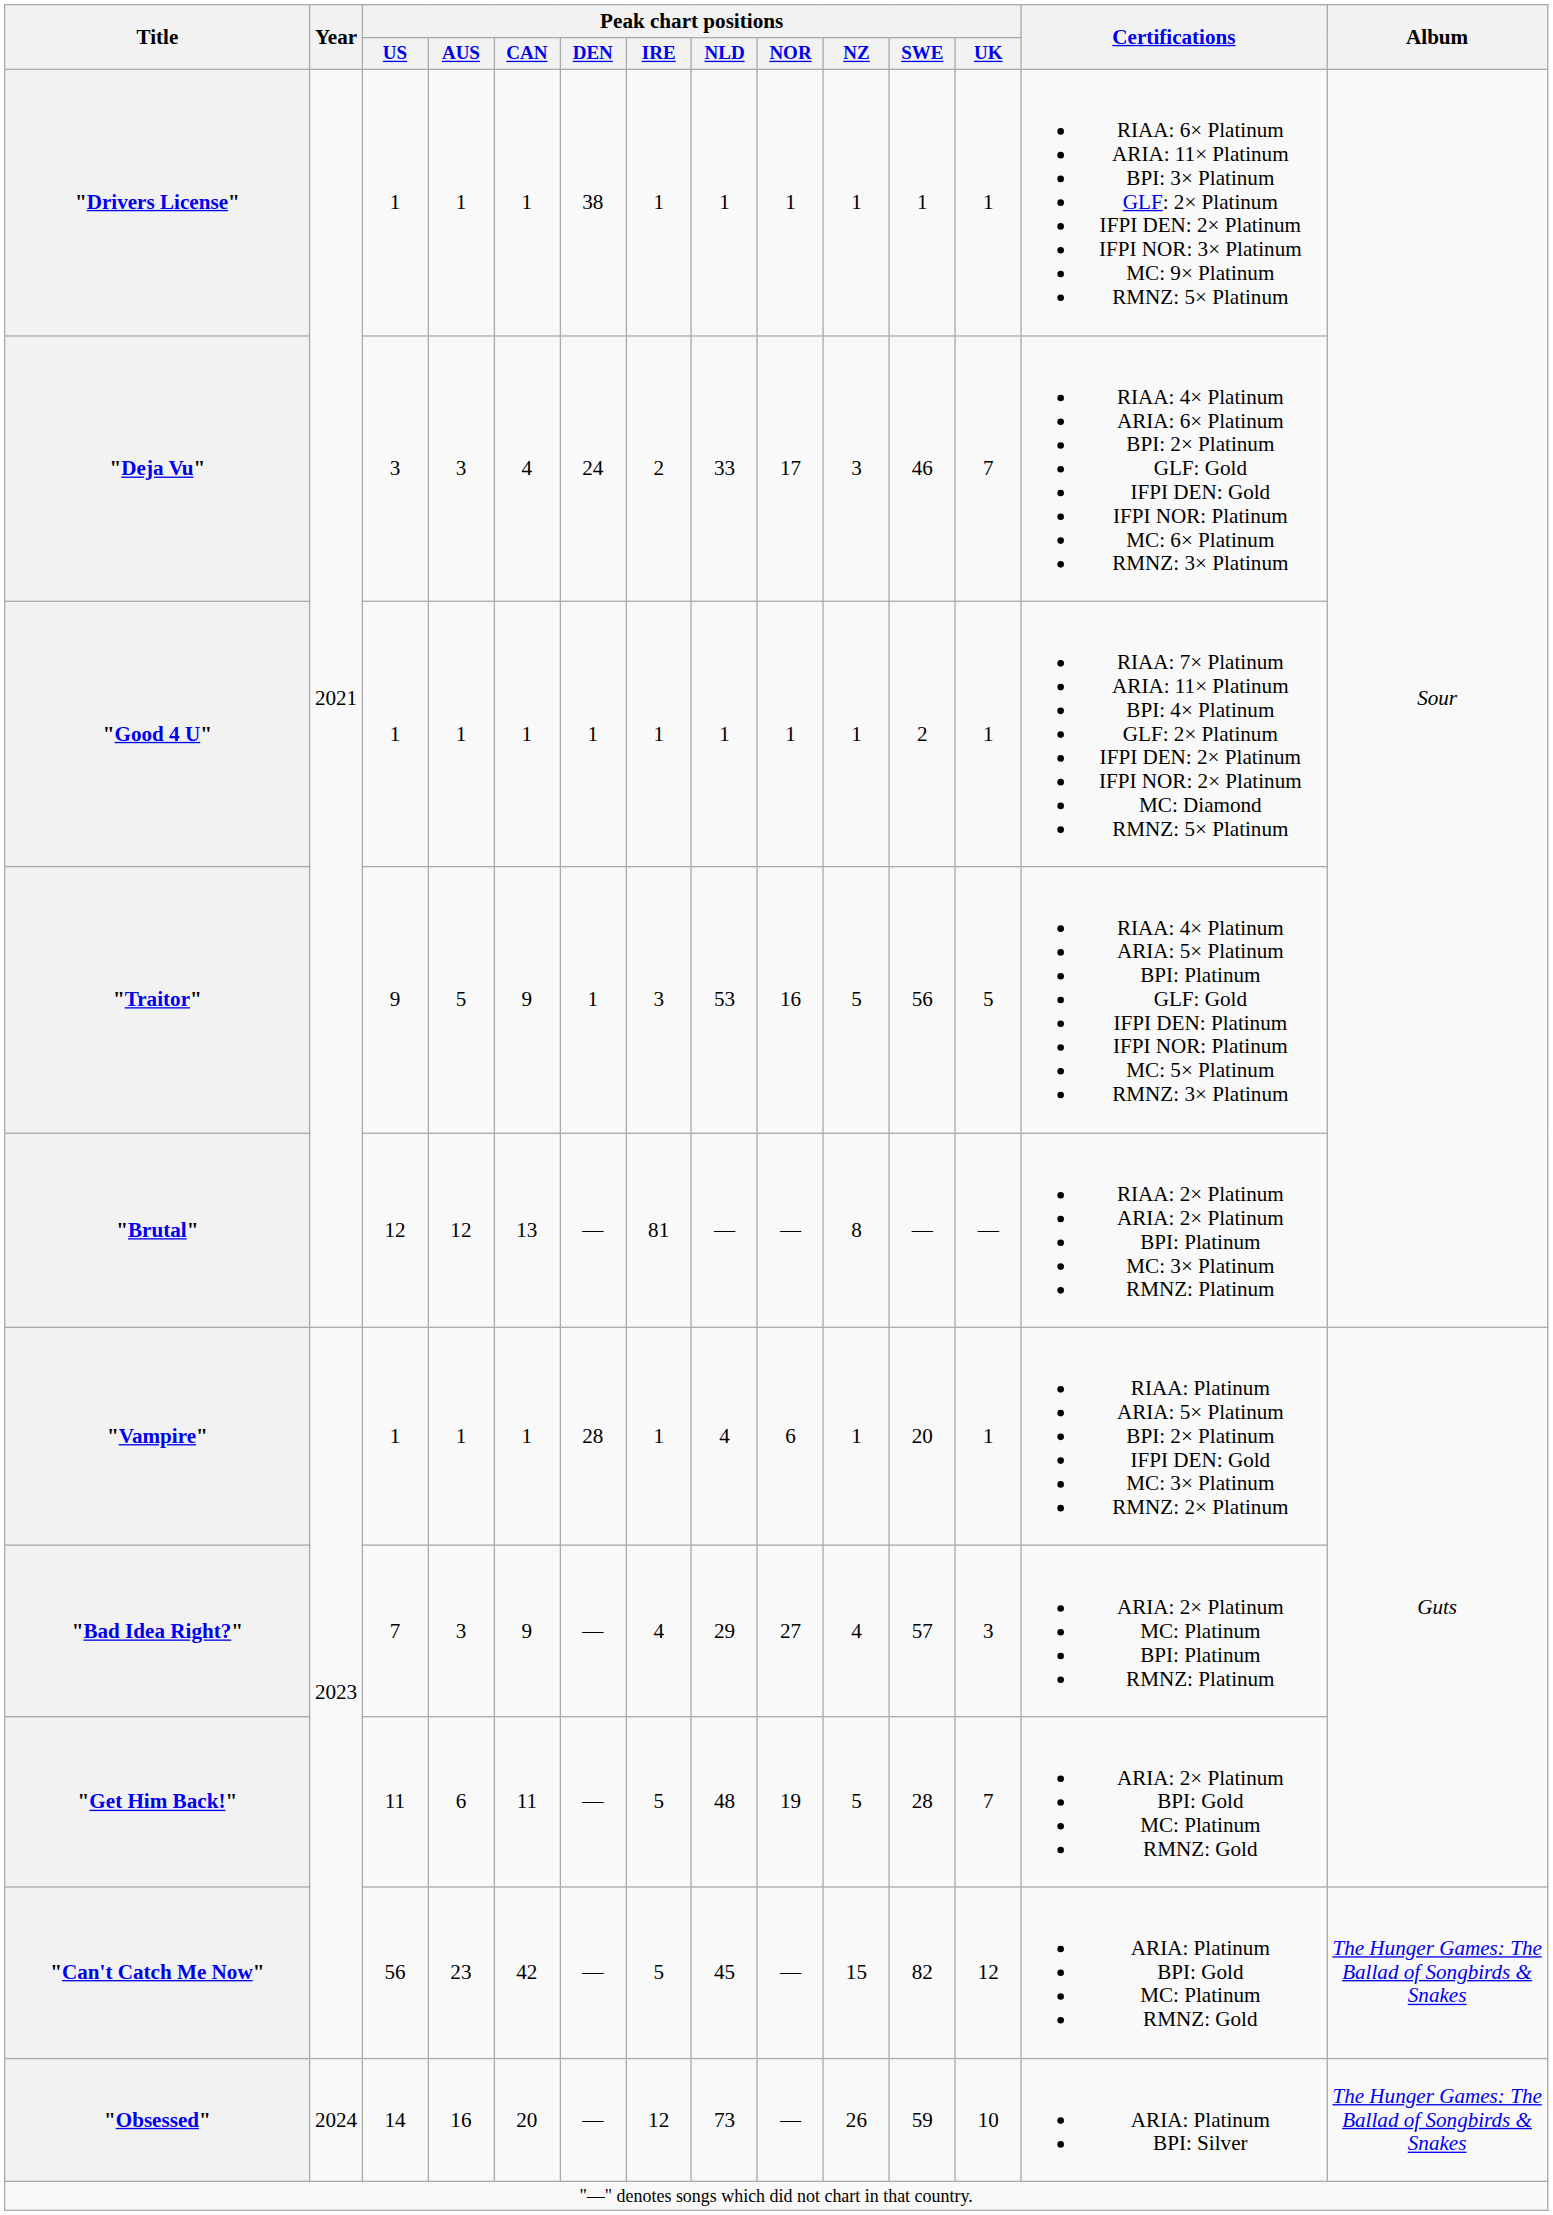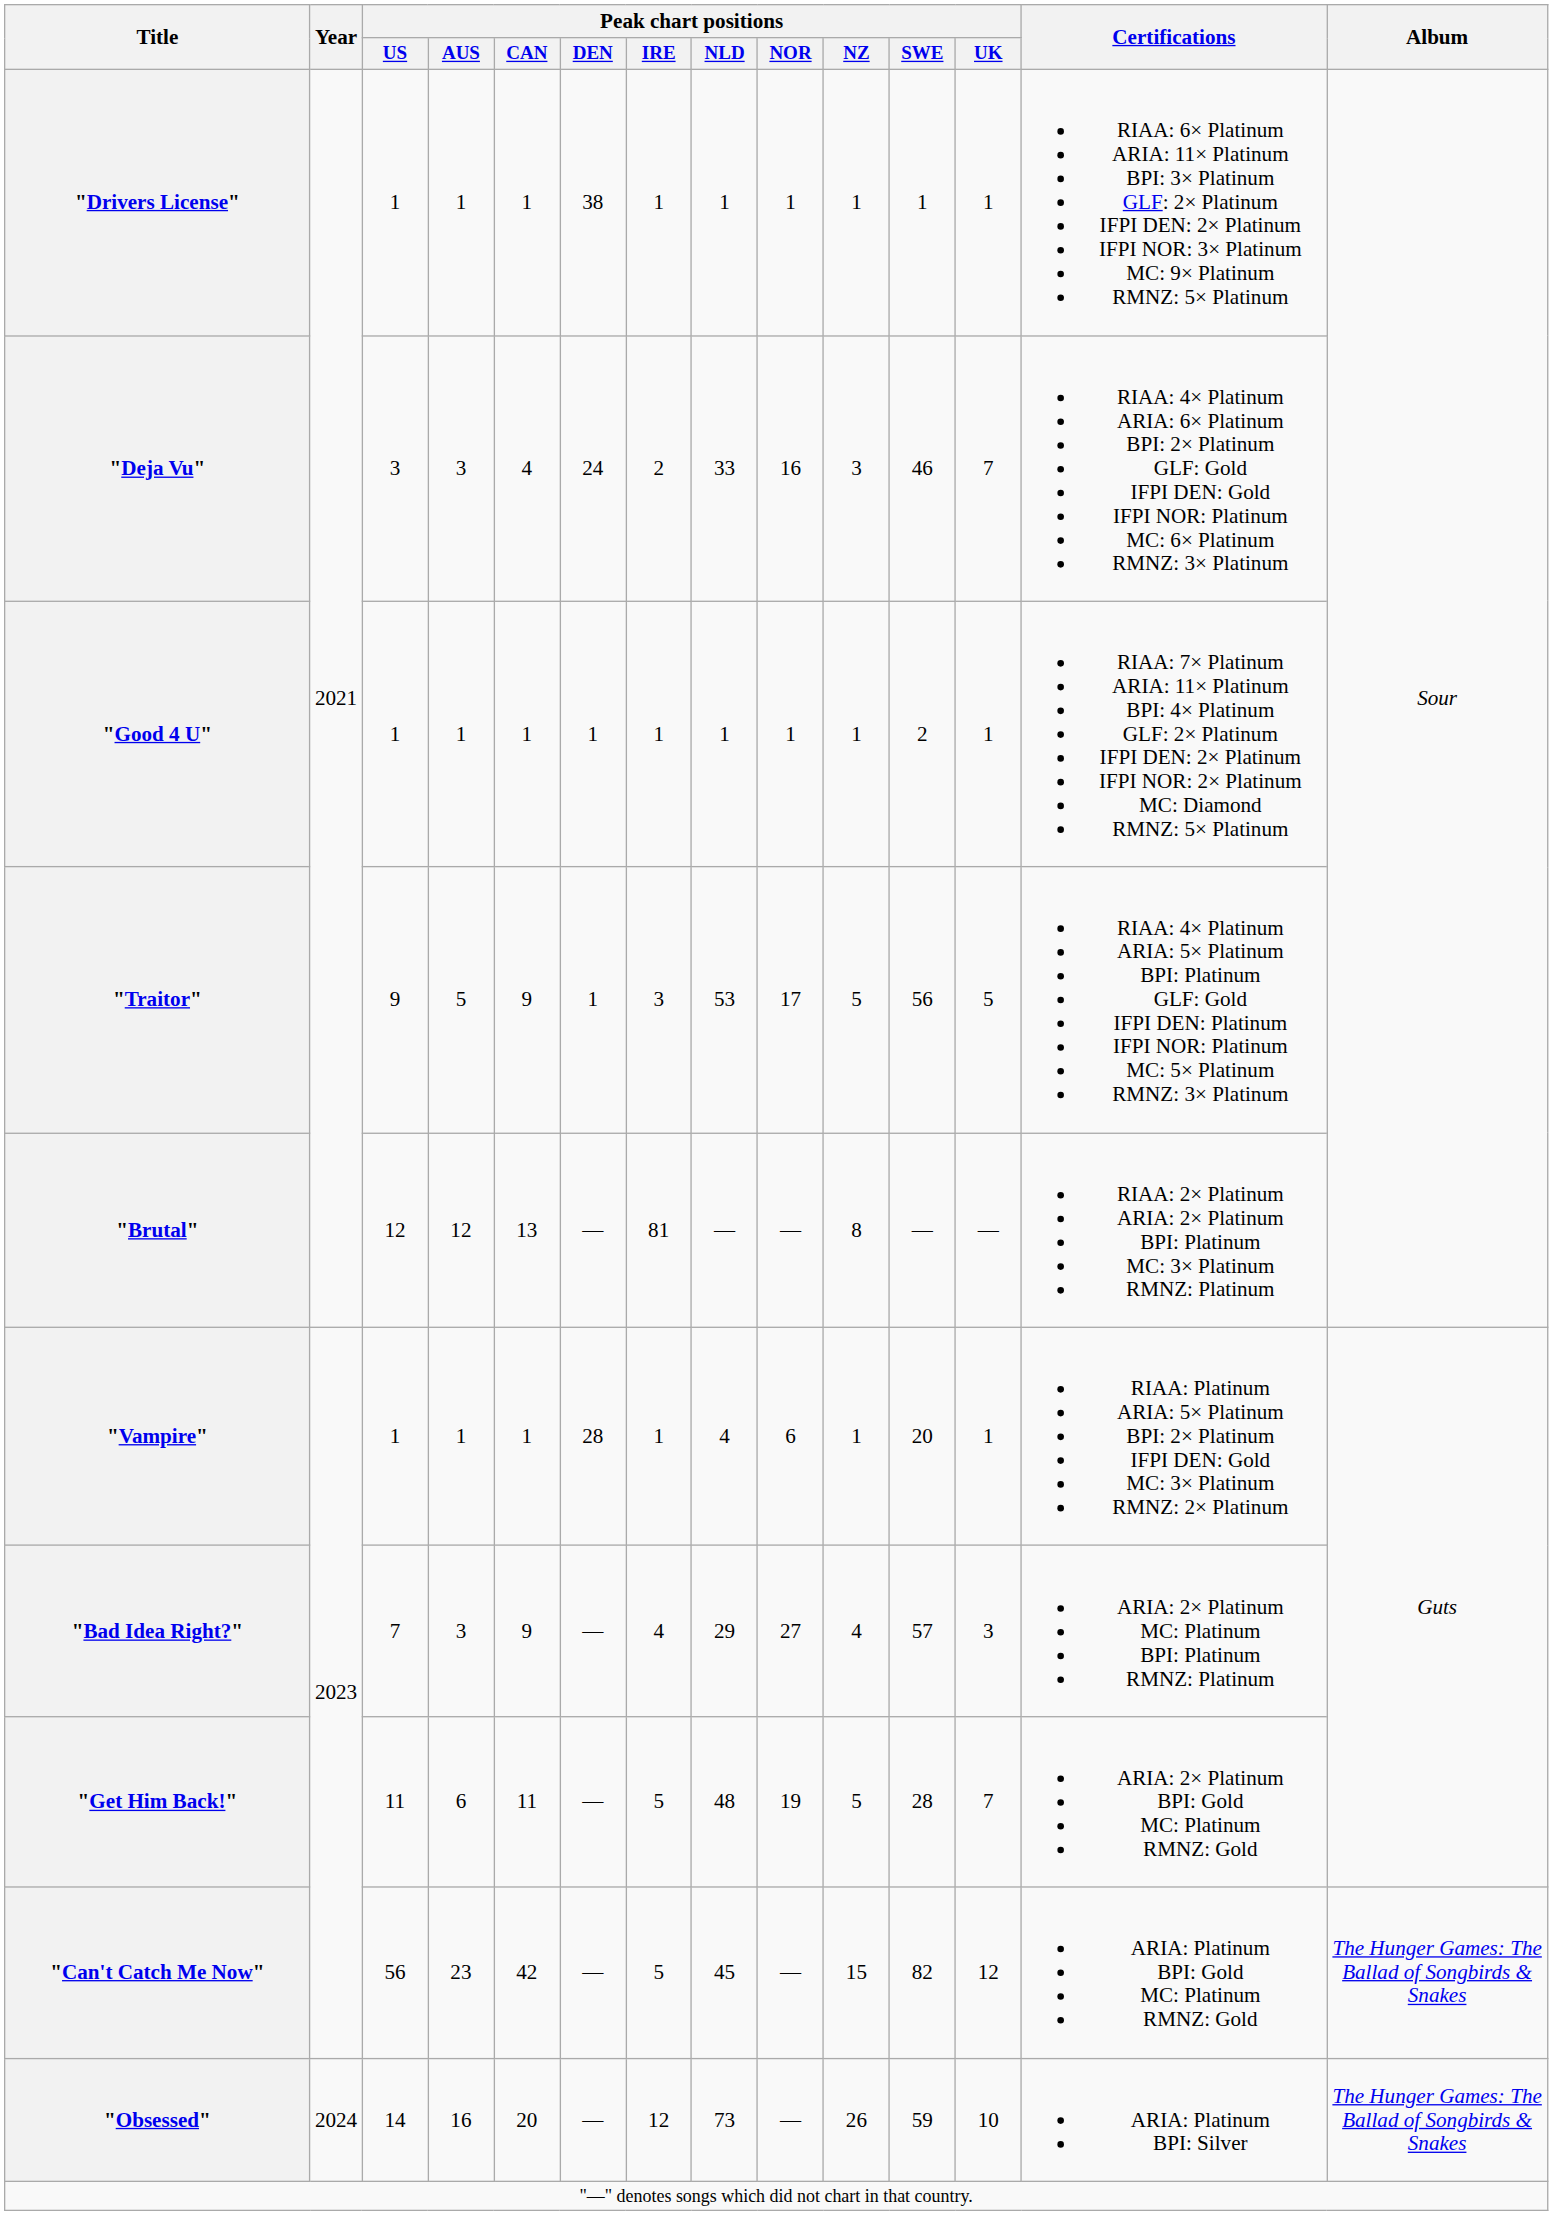(791, 468) 17 -> (791, 468) 16
(791, 999) 16 -> (791, 999) 17
